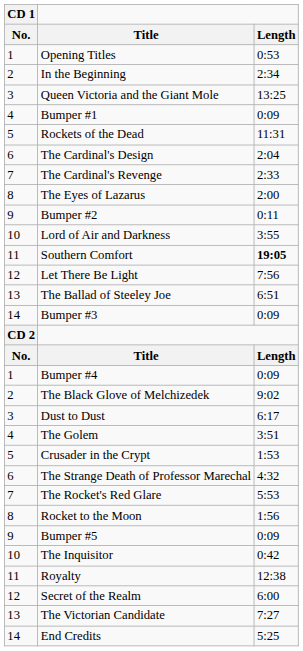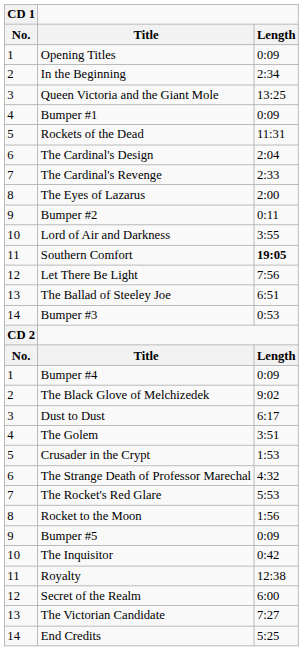(268, 54) 0:53 -> (268, 54) 0:09
(268, 315) 0:09 -> (268, 315) 0:53
